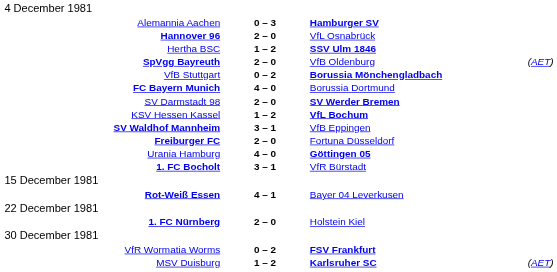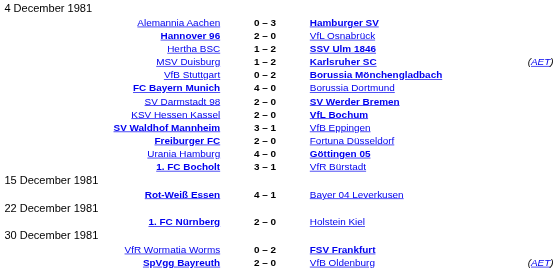rows swapped: (188, 263) <-> (182, 62)
(265, 114) 1 – 2 -> (265, 114) 2 – 0
